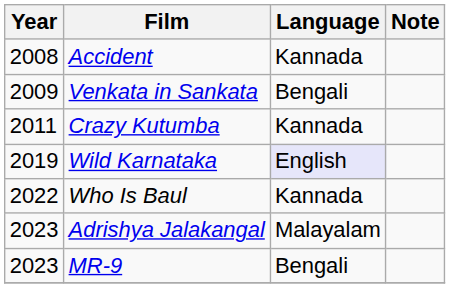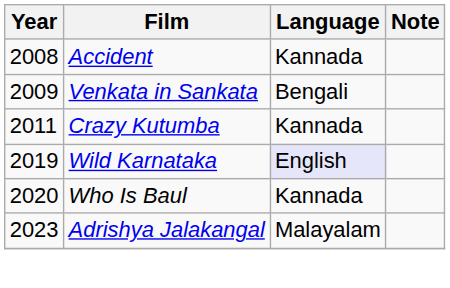(34, 195) 2022 -> (34, 195) 2020
- row: (95, 265)
